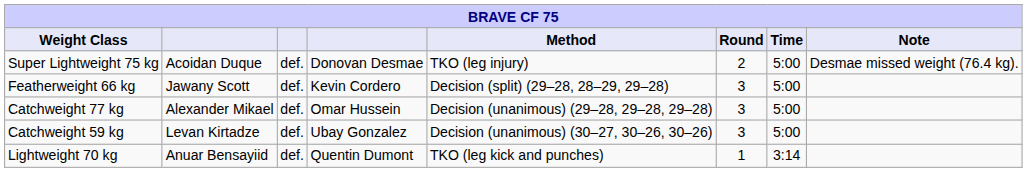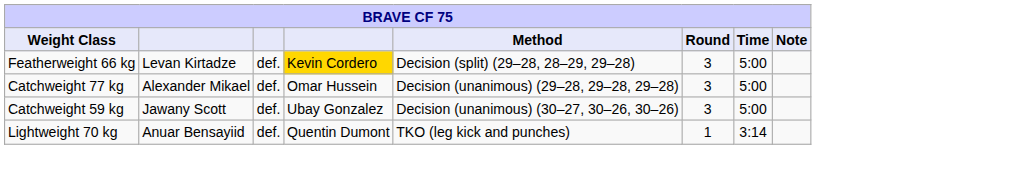- row: (83, 62)
(208, 86) Jawany Scott -> (189, 62) Levan Kirtadze
(356, 86) no background -> (332, 62) gold background
(213, 132) Levan Kirtadze -> (184, 109) Jawany Scott
